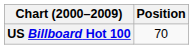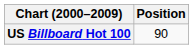(161, 34) 70 -> (161, 34) 90
